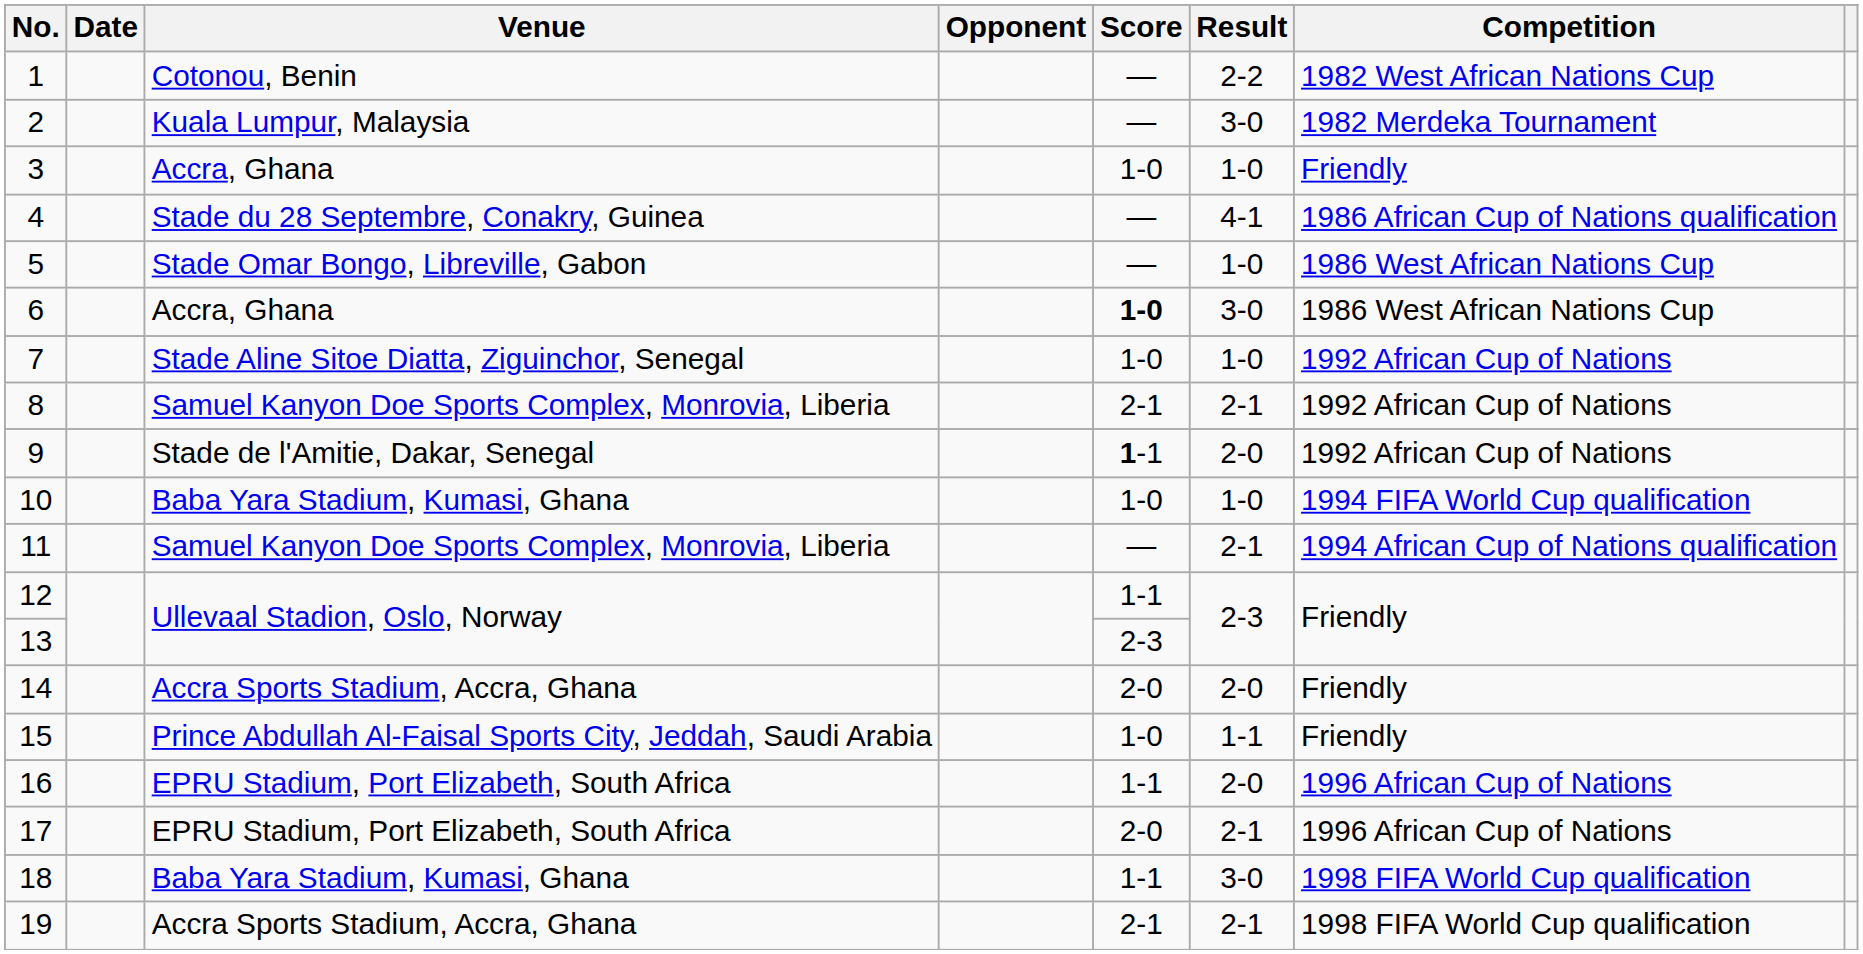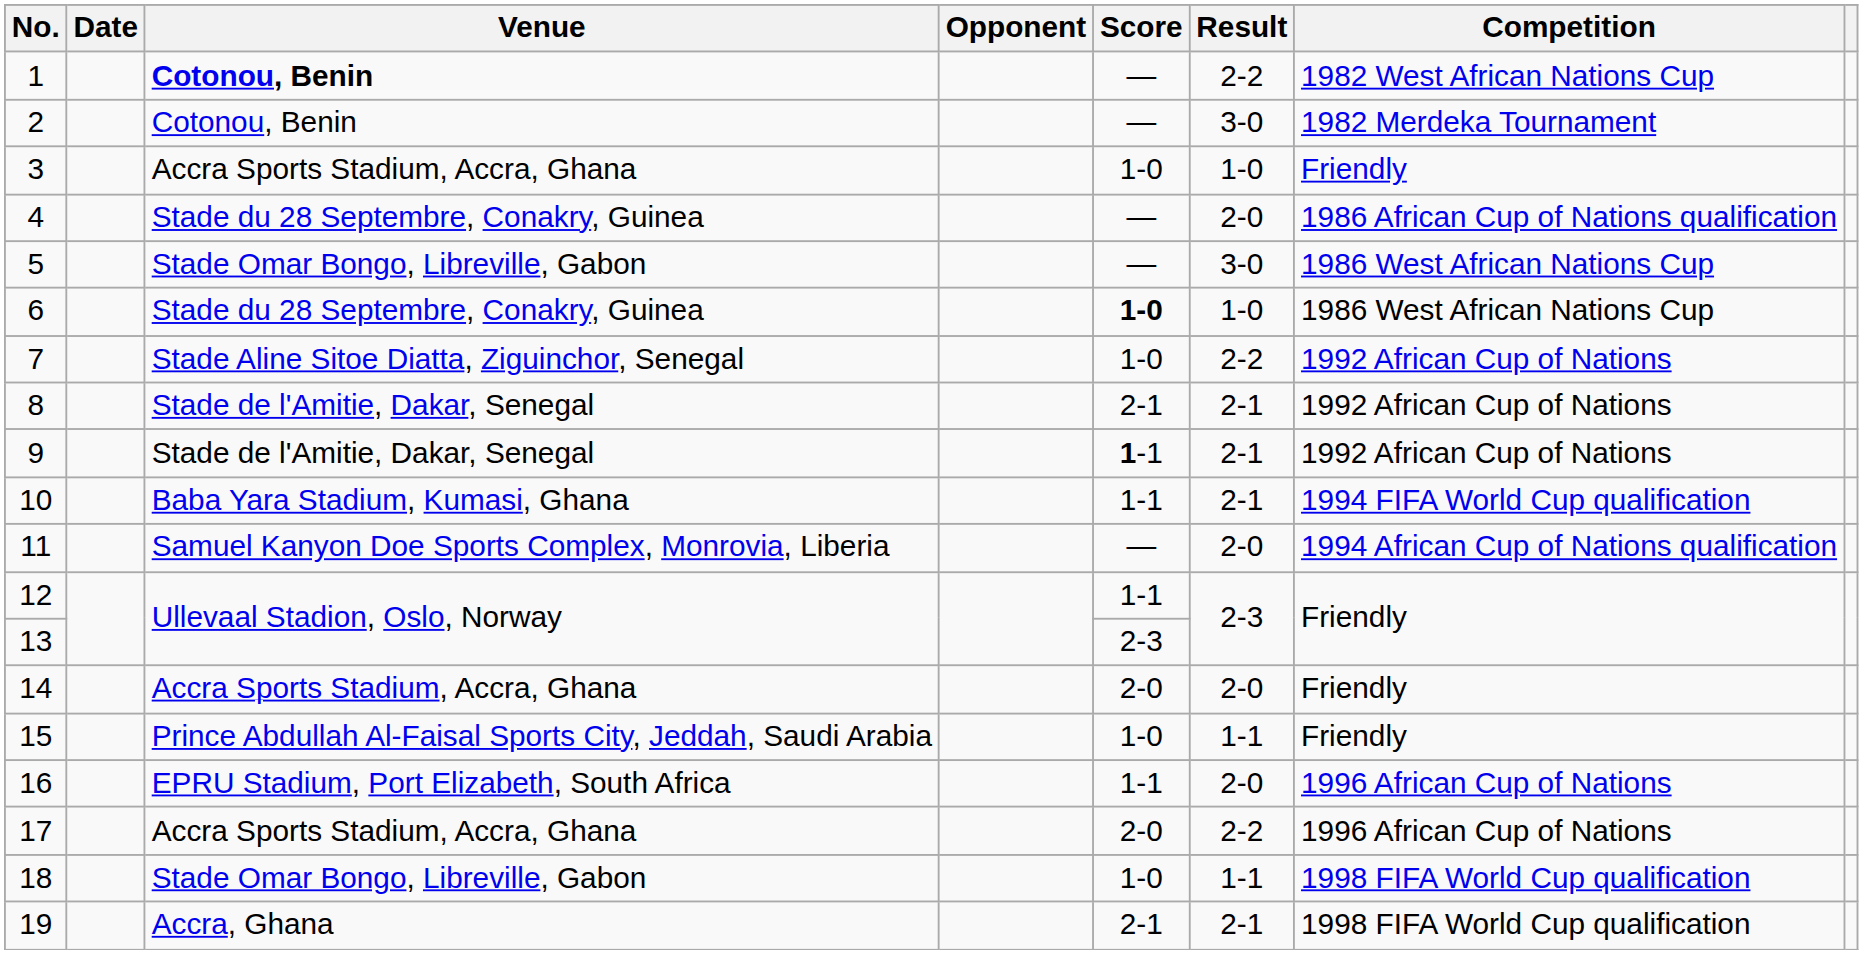(254, 75) normal -> (262, 75) bold
(311, 122) Kuala Lumpur, Malaysia -> (254, 122) Cotonou, Benin
(243, 169) Accra, Ghana -> (394, 169) Accra Sports Stadium, Accra, Ghana
(1242, 216) 4-1 -> (1242, 216) 2-0
(1242, 264) 1-0 -> (1242, 264) 3-0
(243, 311) Accra, Ghana -> (428, 311) Stade du 28 Septembre, Conakry, Guinea
(1242, 311) 3-0 -> (1242, 311) 1-0
(1242, 358) 1-0 -> (1242, 358) 2-2
(521, 405) Samuel Kanyon Doe Sports Complex, Monrovia, Liberia -> (373, 405) Stade de l'Amitie, Dakar, Senegal
(1242, 452) 2-0 -> (1242, 452) 2-1
(1141, 500) 1-0 -> (1141, 500) 1-1
(1242, 500) 1-0 -> (1242, 500) 2-1
(1242, 547) 2-1 -> (1242, 547) 2-0
(441, 830) EPRU Stadium, Port Elizabeth, South Africa -> (394, 830) Accra Sports Stadium, Accra, Ghana
(1242, 830) 2-1 -> (1242, 830) 2-2
(390, 877) Baba Yara Stadium, Kumasi, Ghana -> (399, 877) Stade Omar Bongo, Libreville, Gabon
(1141, 877) 1-1 -> (1141, 877) 1-0
(1242, 877) 3-0 -> (1242, 877) 1-1
(394, 924) Accra Sports Stadium, Accra, Ghana -> (243, 924) Accra, Ghana
